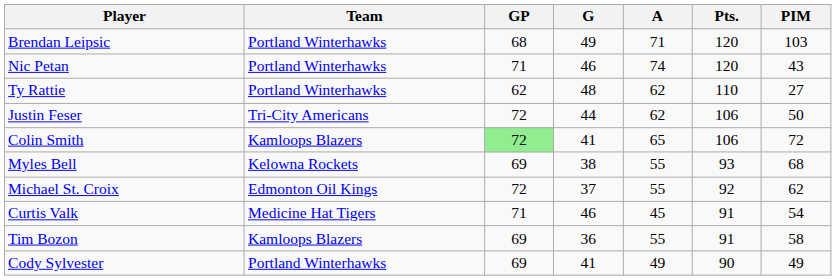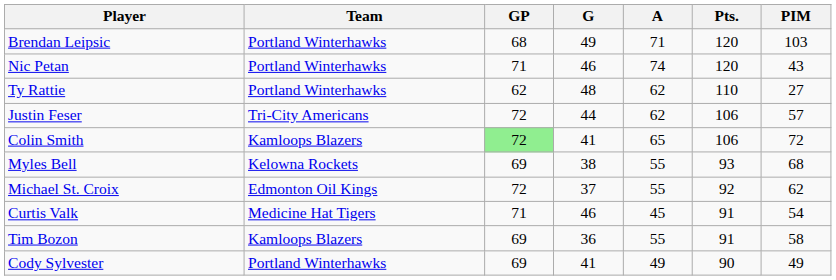(796, 115) 50 -> (796, 115) 57
